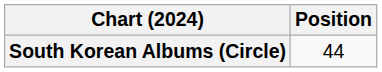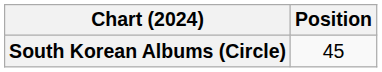(334, 50) 44 -> (334, 50) 45
